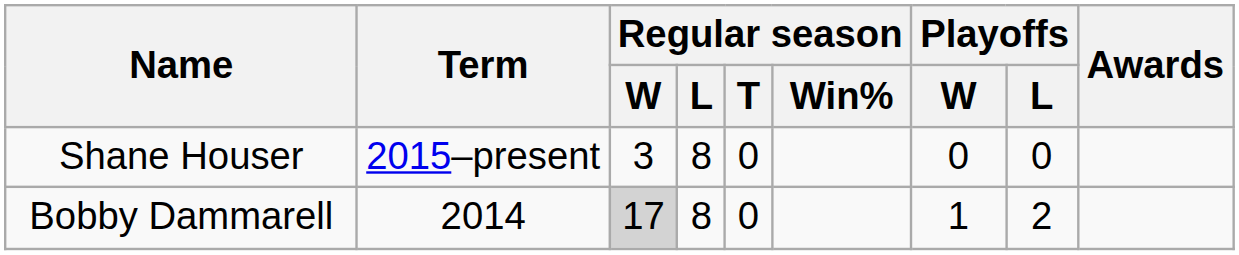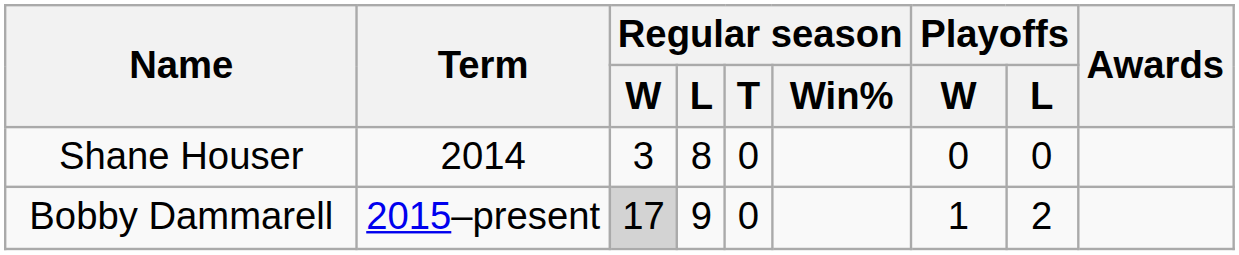(483, 156) 2015–present -> (483, 156) 2014
(483, 216) 2014 -> (483, 216) 2015–present
(701, 216) 8 -> (701, 216) 9
